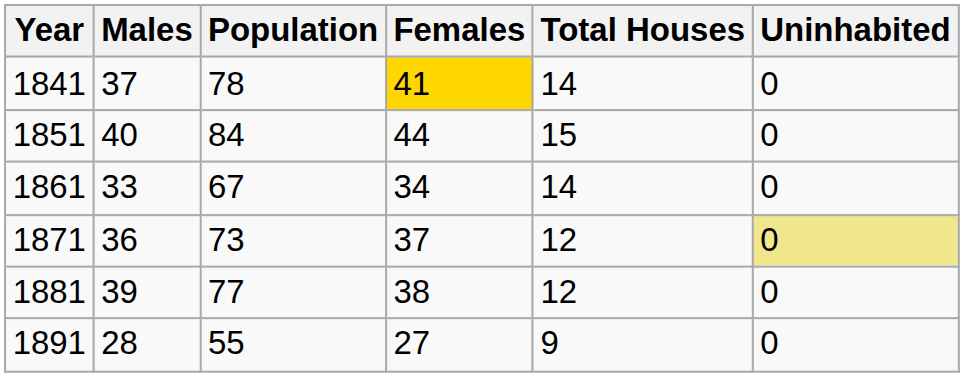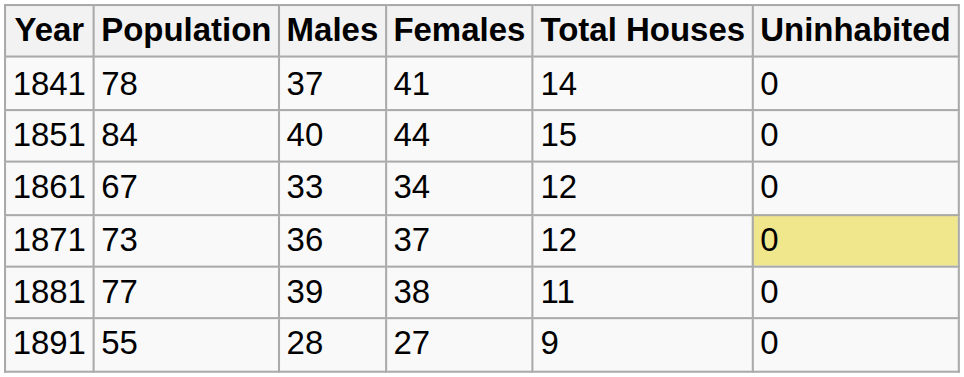columns swapped: (293, 30) <-> (147, 30)
(412, 82) gold background -> (412, 82) no background
(559, 187) 14 -> (559, 187) 12
(559, 291) 12 -> (558, 291) 11
